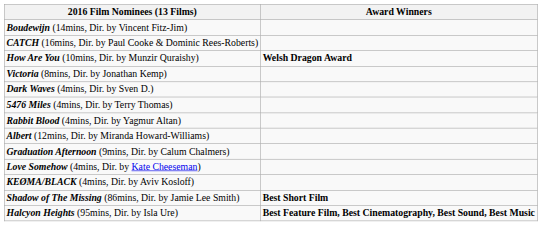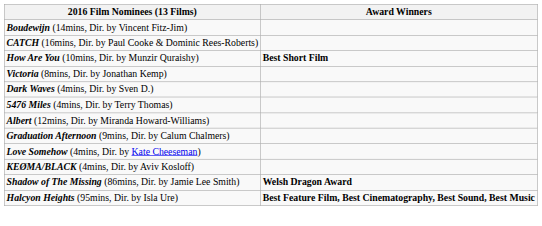(307, 58) Welsh Dragon Award -> (295, 58) Best Short Film
- row: (94, 120)
(295, 197) Best Short Film -> (307, 182) Welsh Dragon Award
